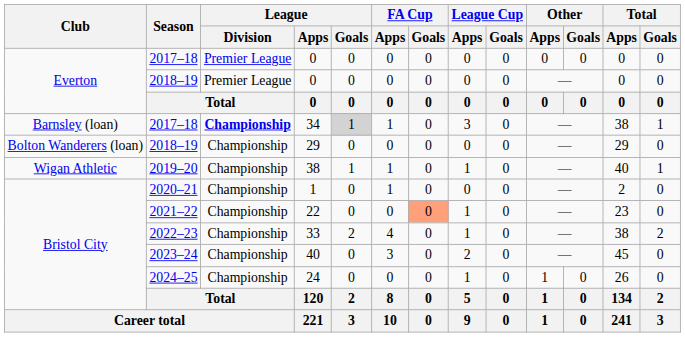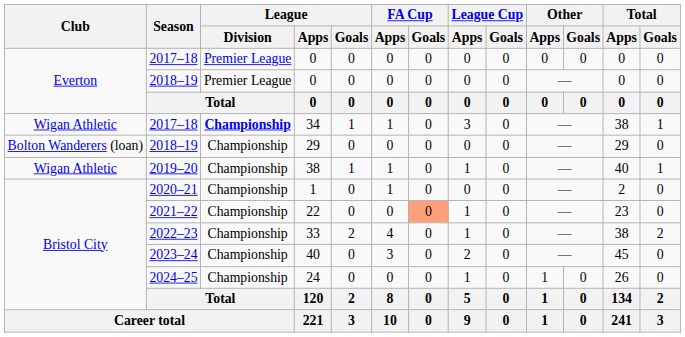(75, 124) Barnsley (loan) -> (75, 124) Wigan Athletic
(351, 124) lightgrey background -> (351, 124) no background
